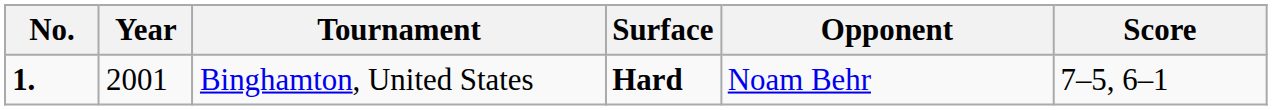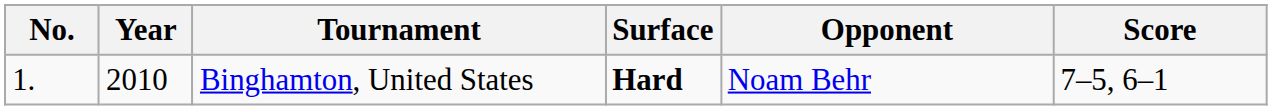(24, 79) bold -> (24, 79) normal
(137, 79) 2001 -> (137, 79) 2010
